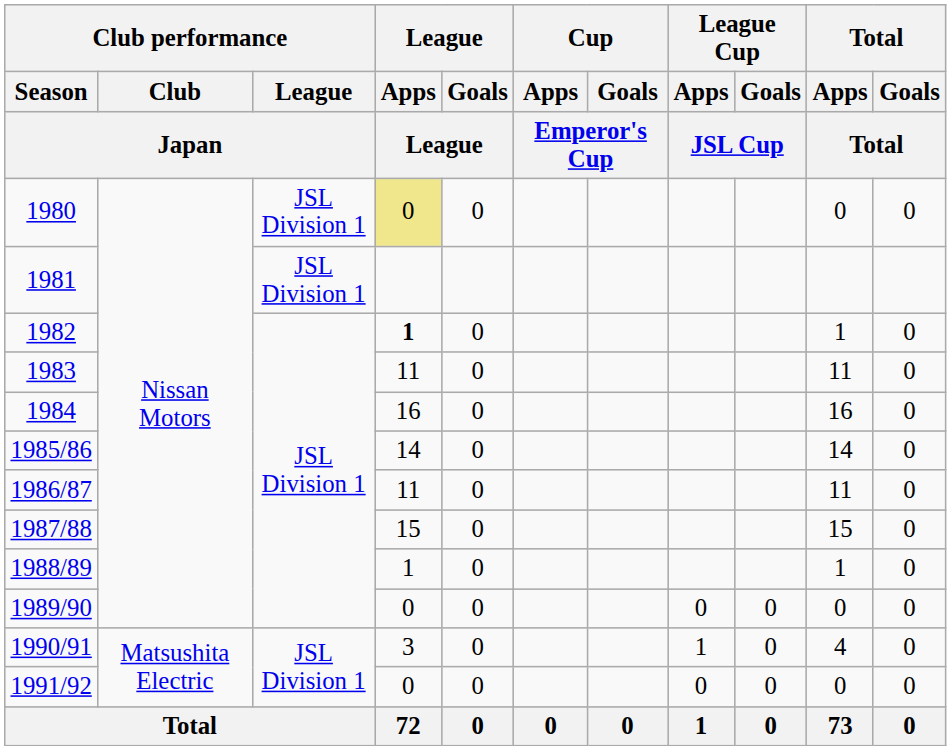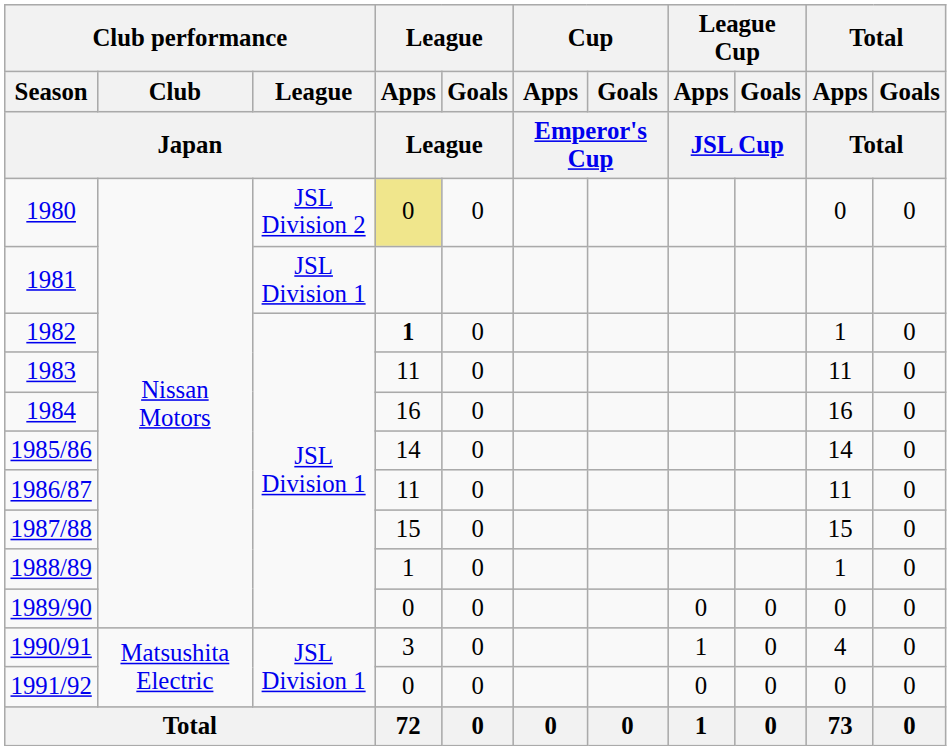(314, 211) JSL Division 1 -> (314, 211) JSL Division 2
